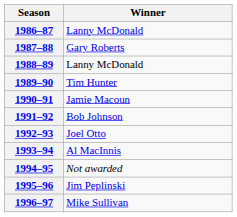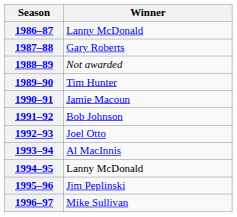(105, 64) Lanny McDonald -> (94, 64) Not awarded
(94, 168) Not awarded -> (105, 168) Lanny McDonald
